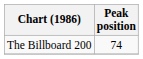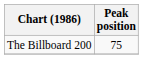(116, 44) 74 -> (116, 44) 75
